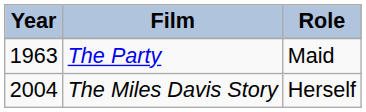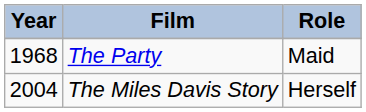(34, 55) 1963 -> (34, 55) 1968
